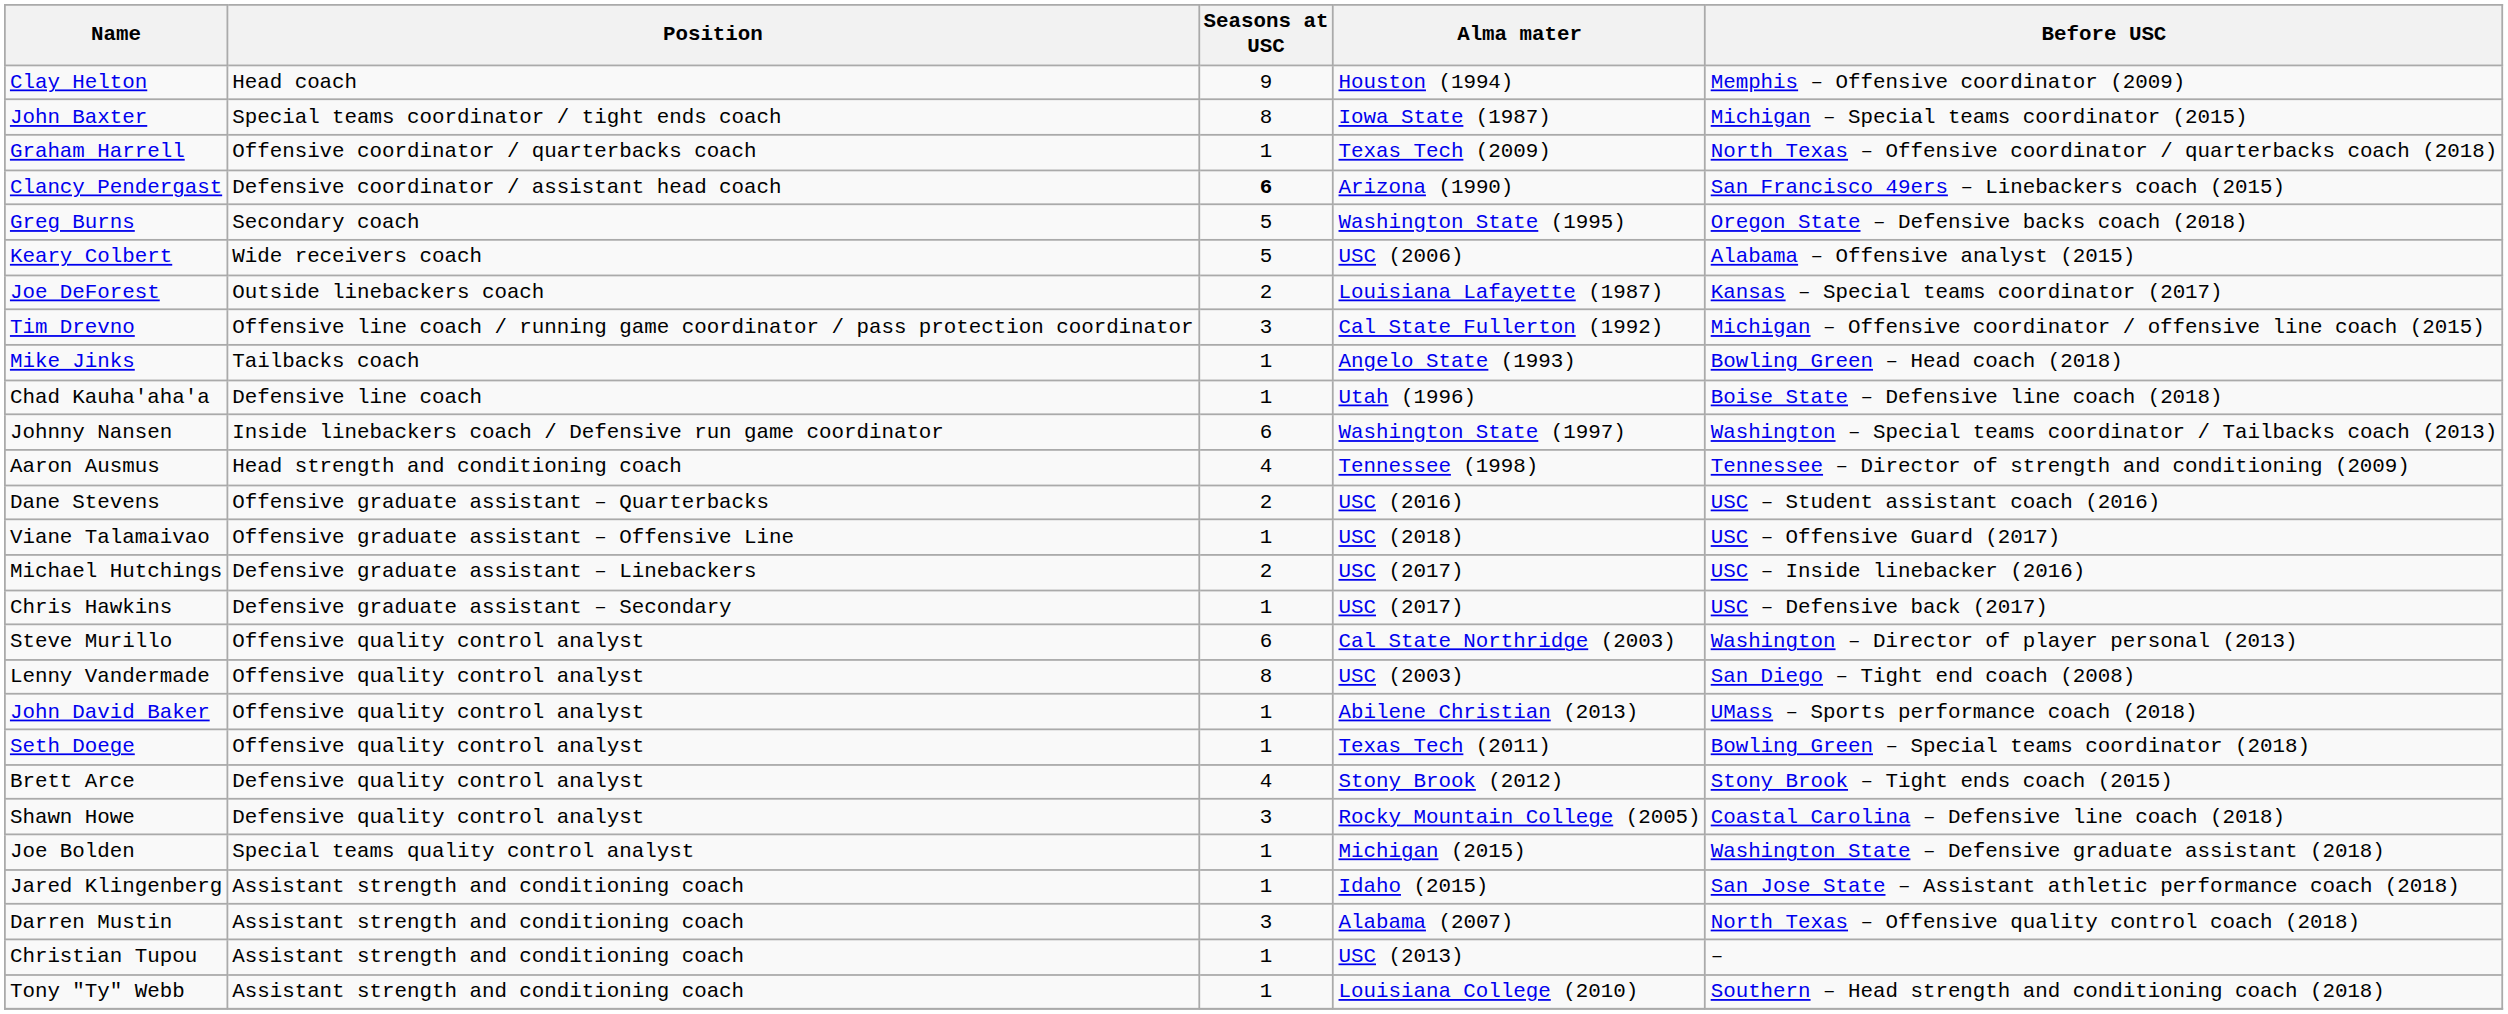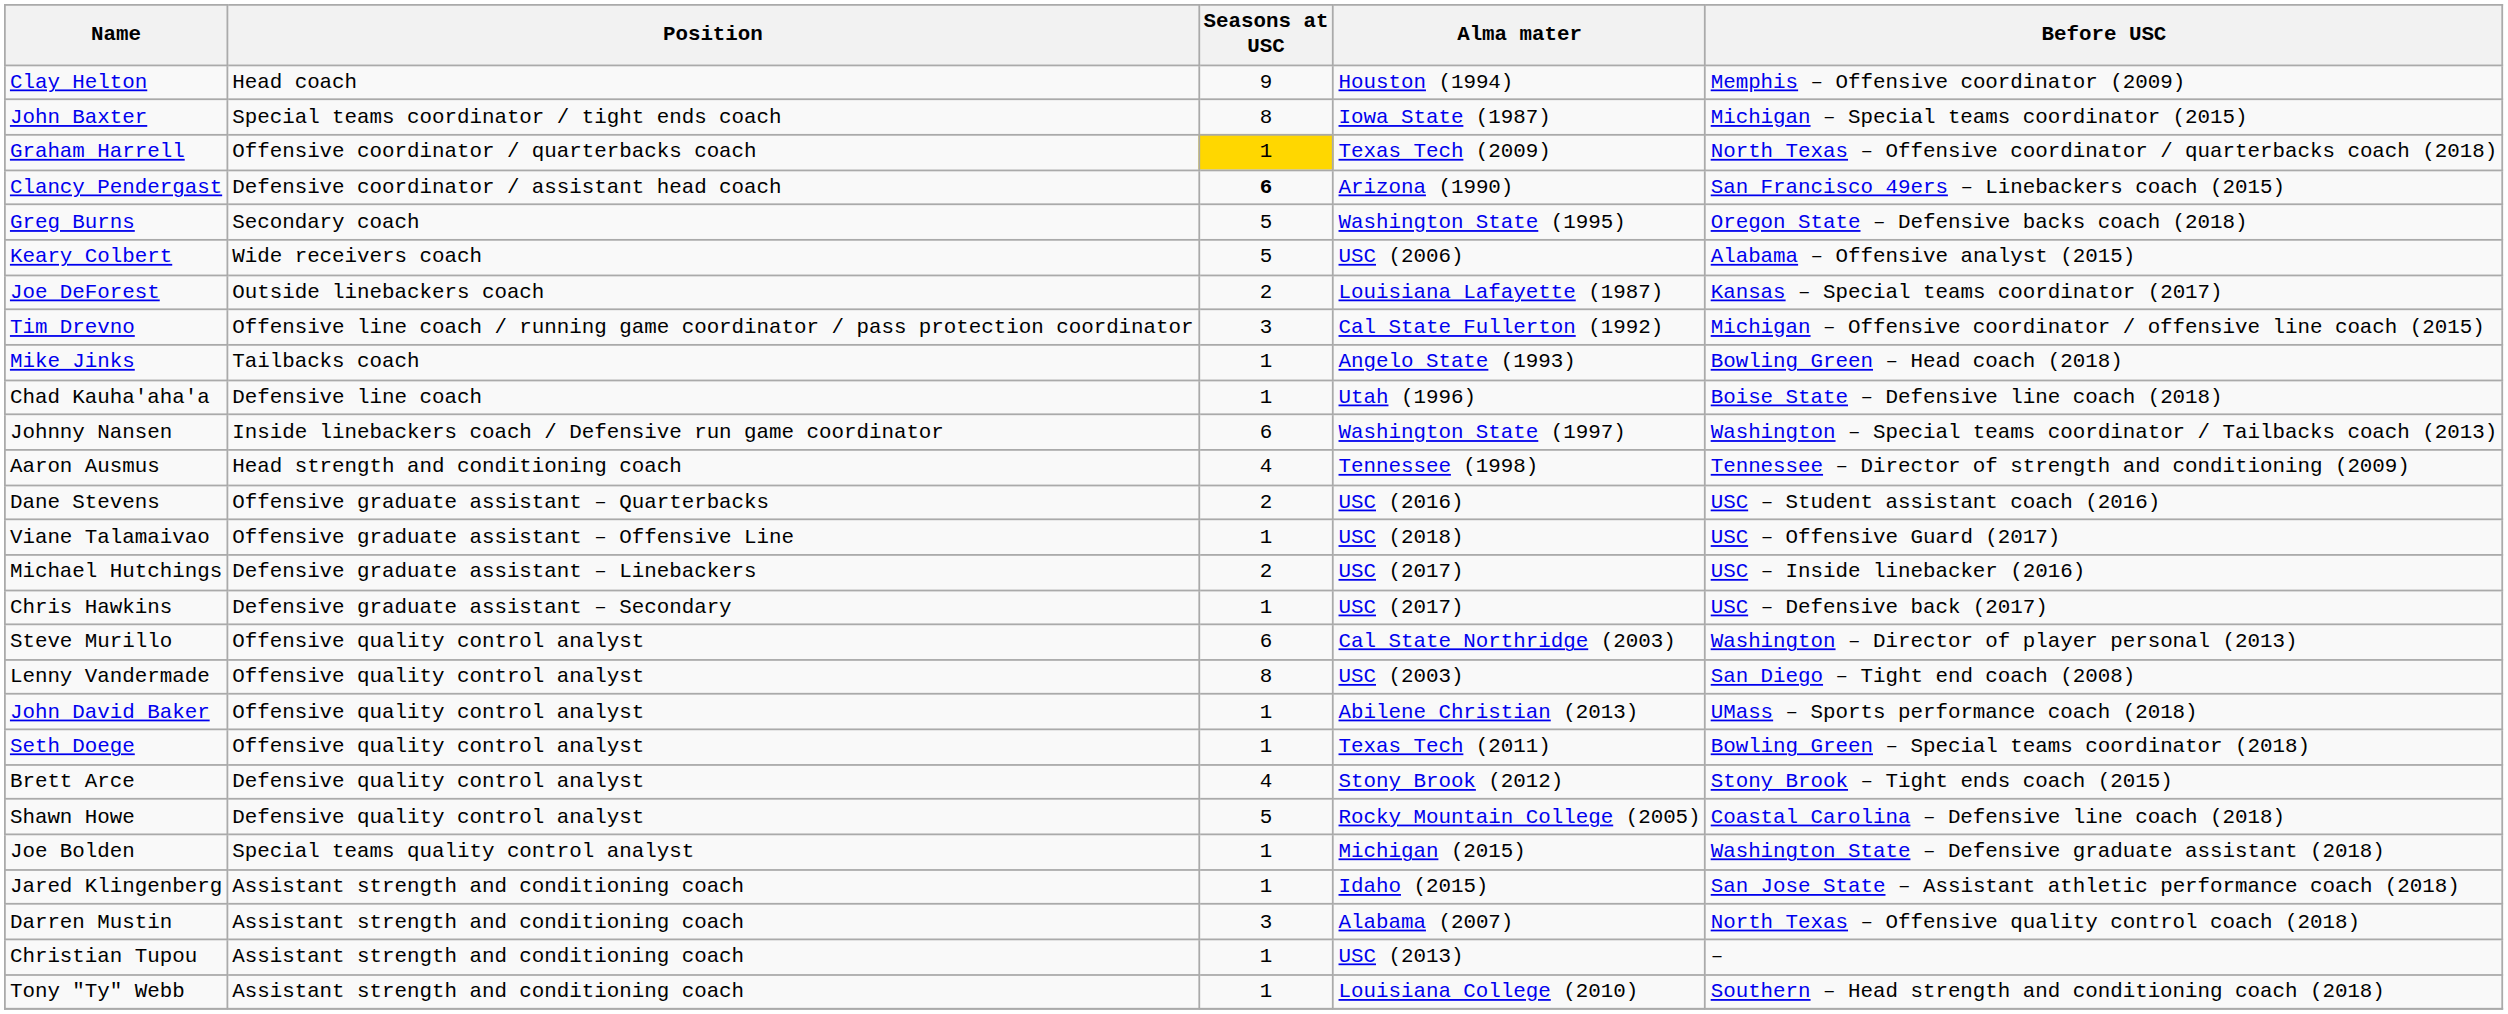(1266, 152) no background -> (1266, 152) gold background
(1266, 817) 3 -> (1266, 817) 5
